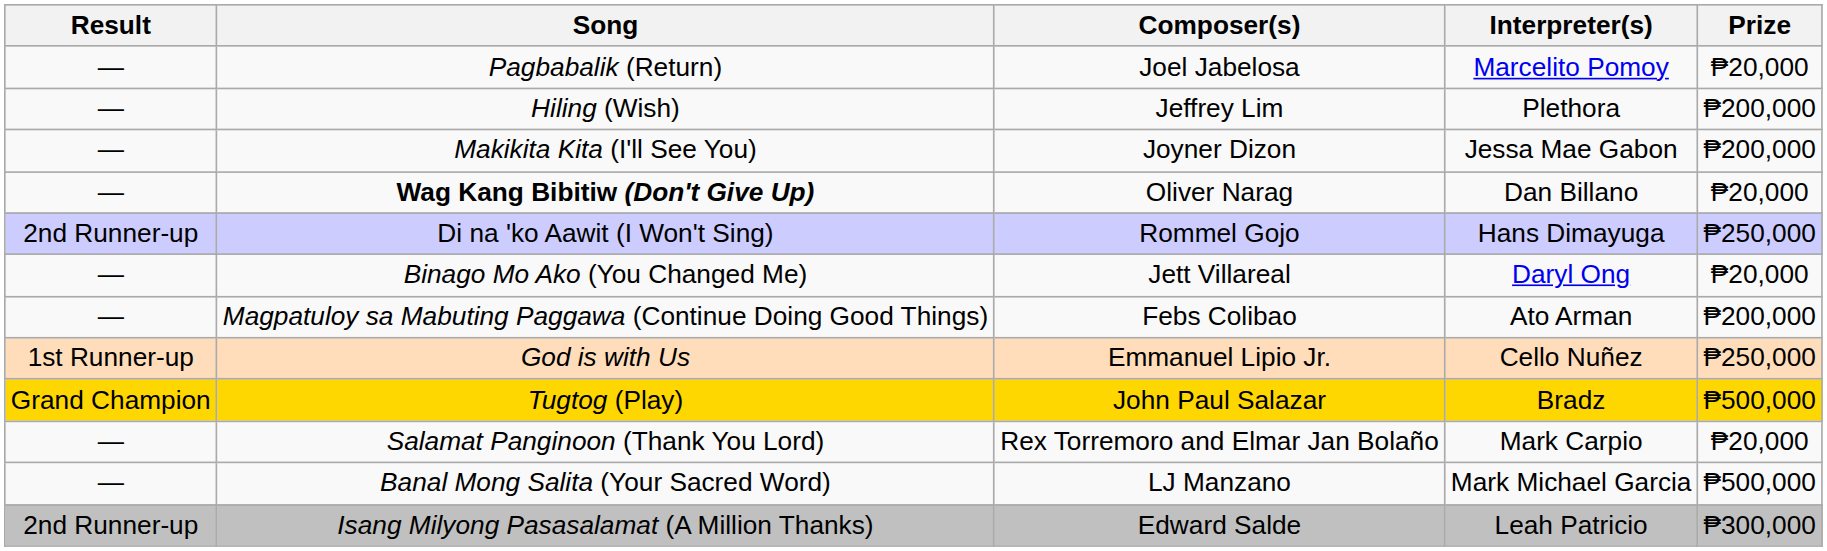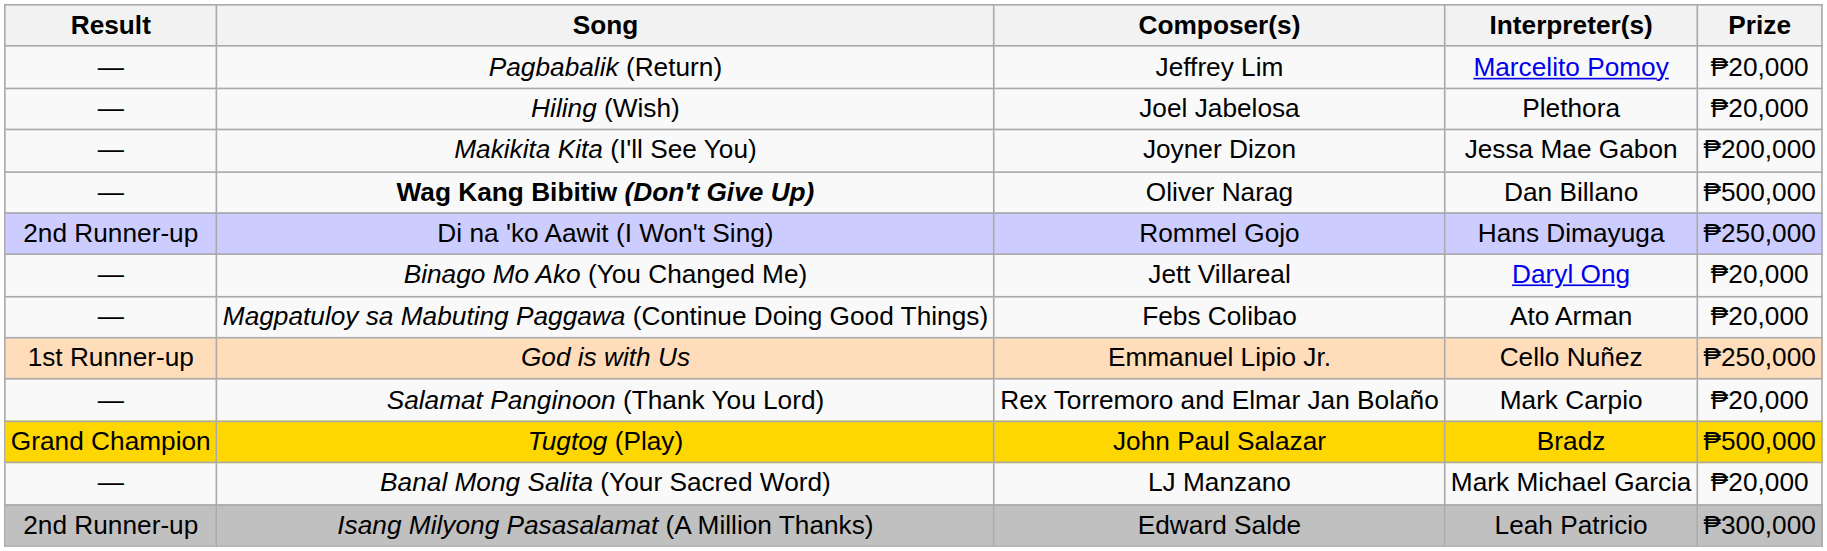(1219, 66) Joel Jabelosa -> (1219, 66) Jeffrey Lim
(1219, 108) Jeffrey Lim -> (1219, 108) Joel Jabelosa
(1760, 108) ₱200,000 -> (1760, 108) ₱20,000
(1760, 191) ₱20,000 -> (1760, 191) ₱500,000
(1760, 316) ₱200,000 -> (1760, 316) ₱20,000
rows swapped: (605, 441) <-> (605, 399)
(1760, 483) ₱500,000 -> (1760, 483) ₱20,000
